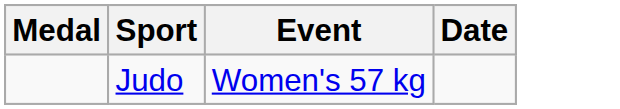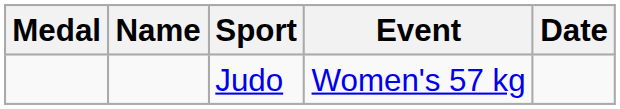+ column: (158, 30)
